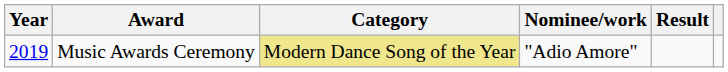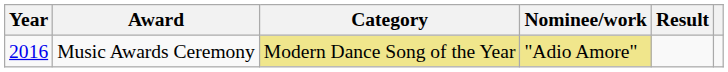(29, 50) 2019 -> (29, 50) 2016
(581, 50) no background -> (581, 50) khaki background
